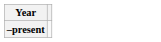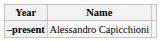+ column: (99, 12)
